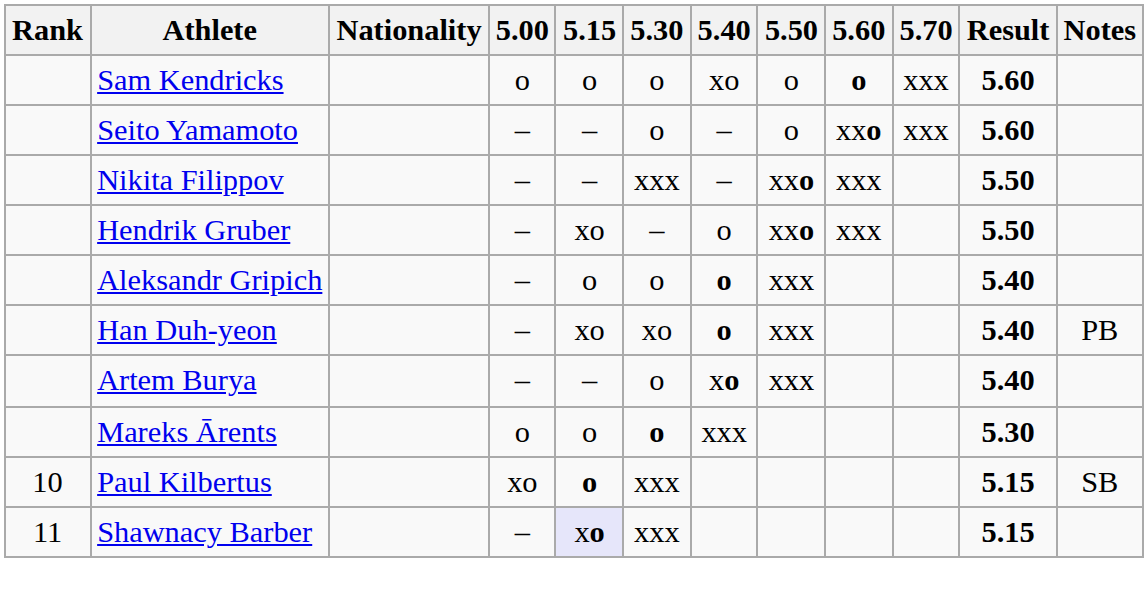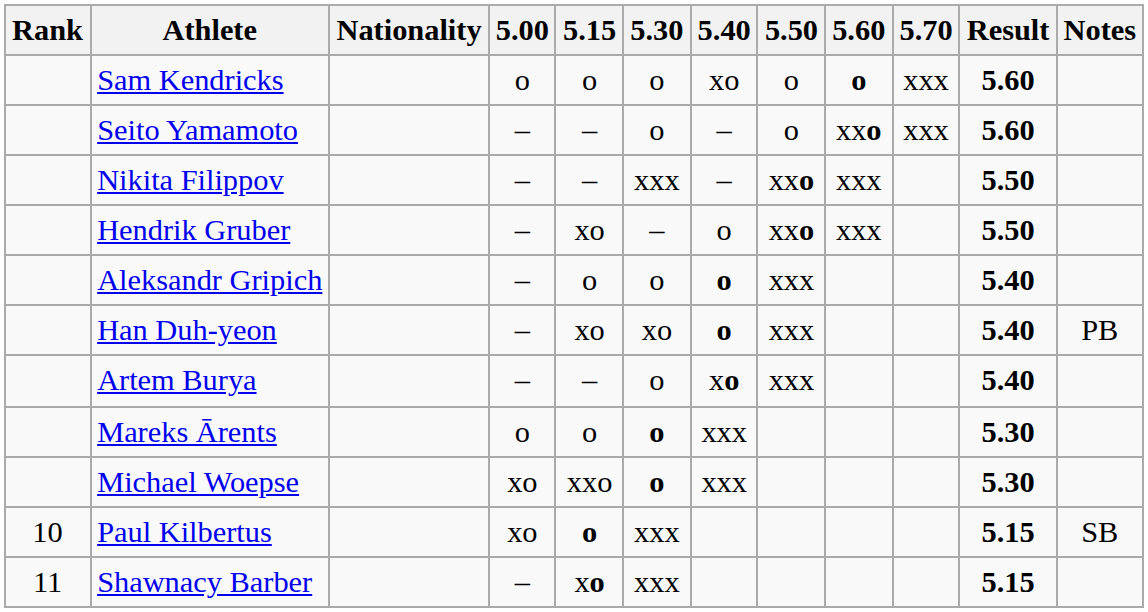+ row: (198, 480)
(590, 530) lavender background -> (590, 581) no background
